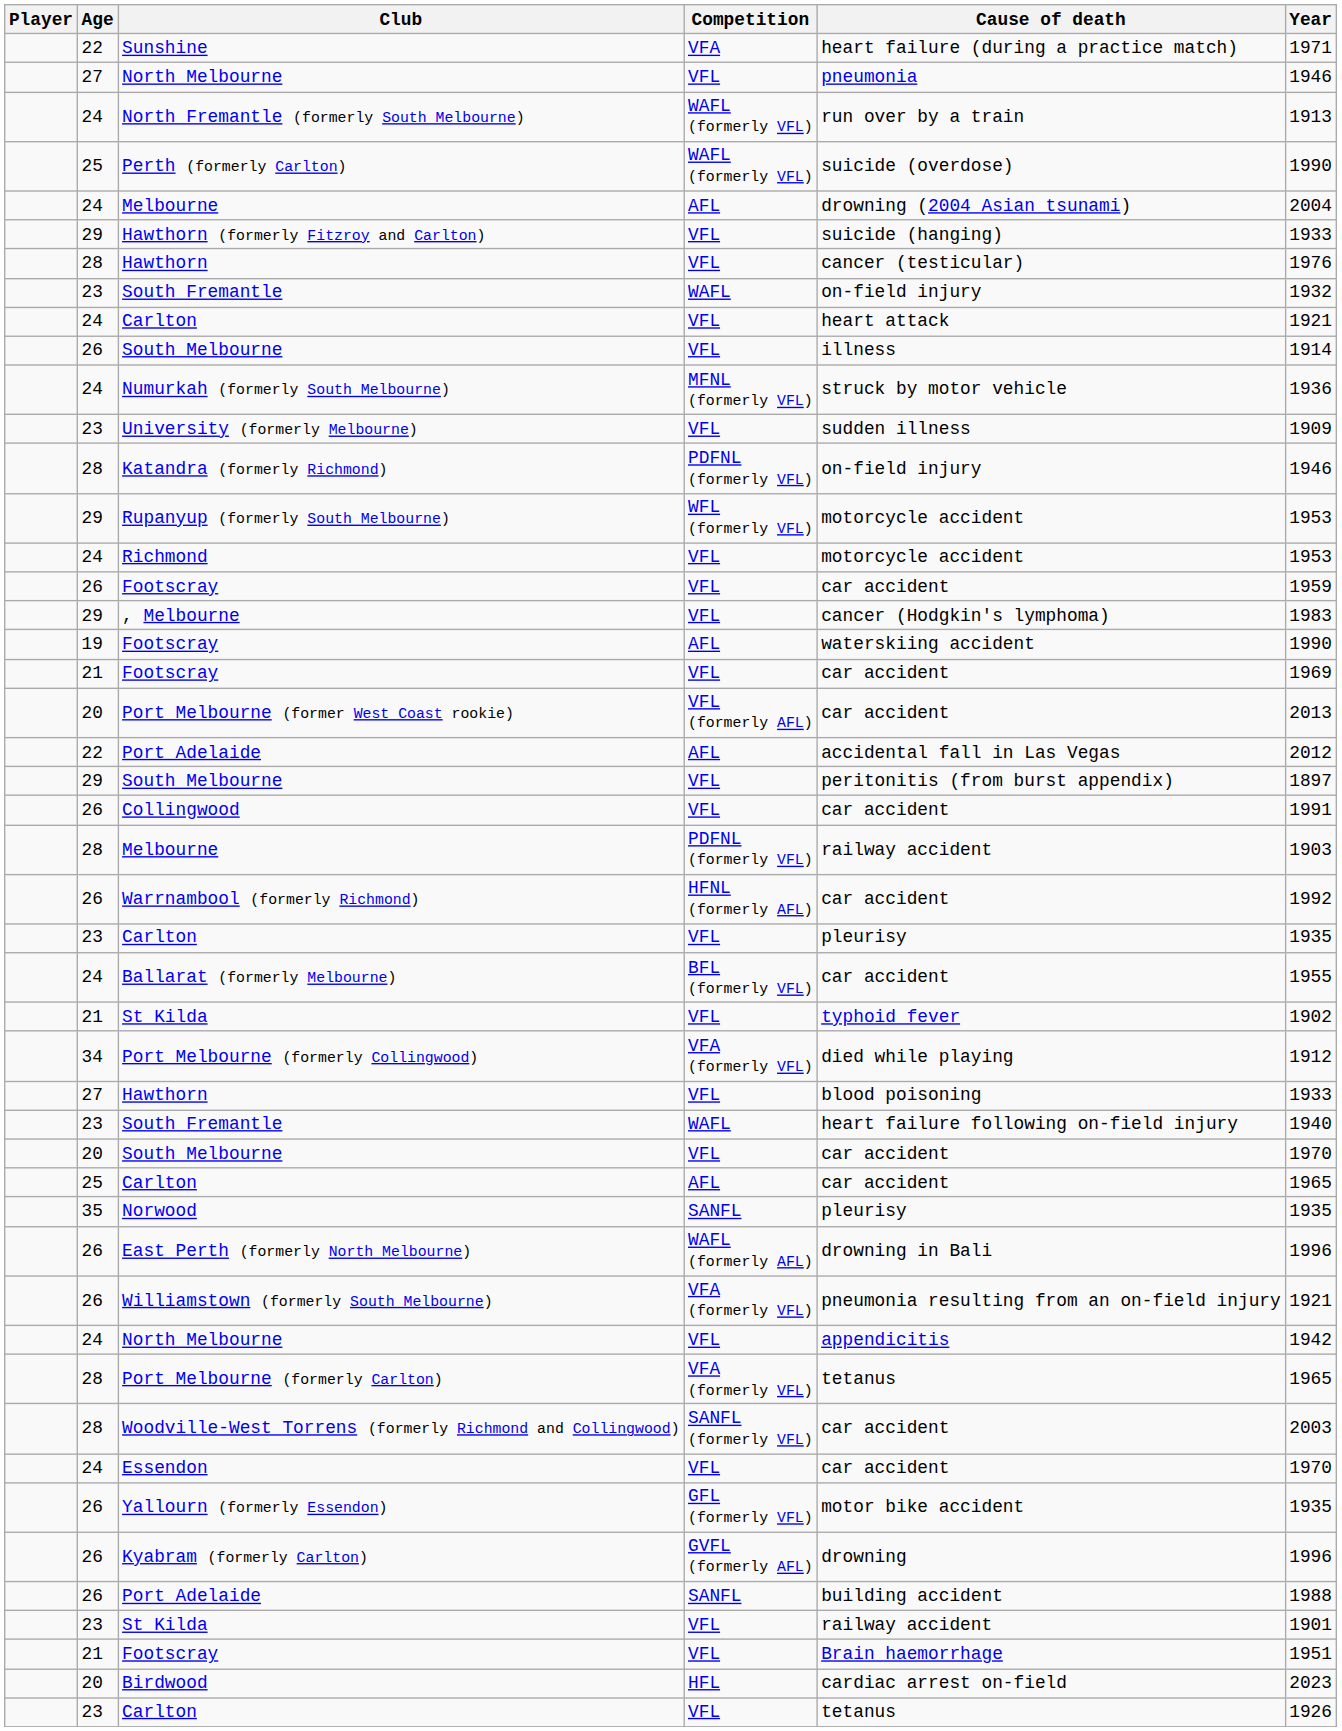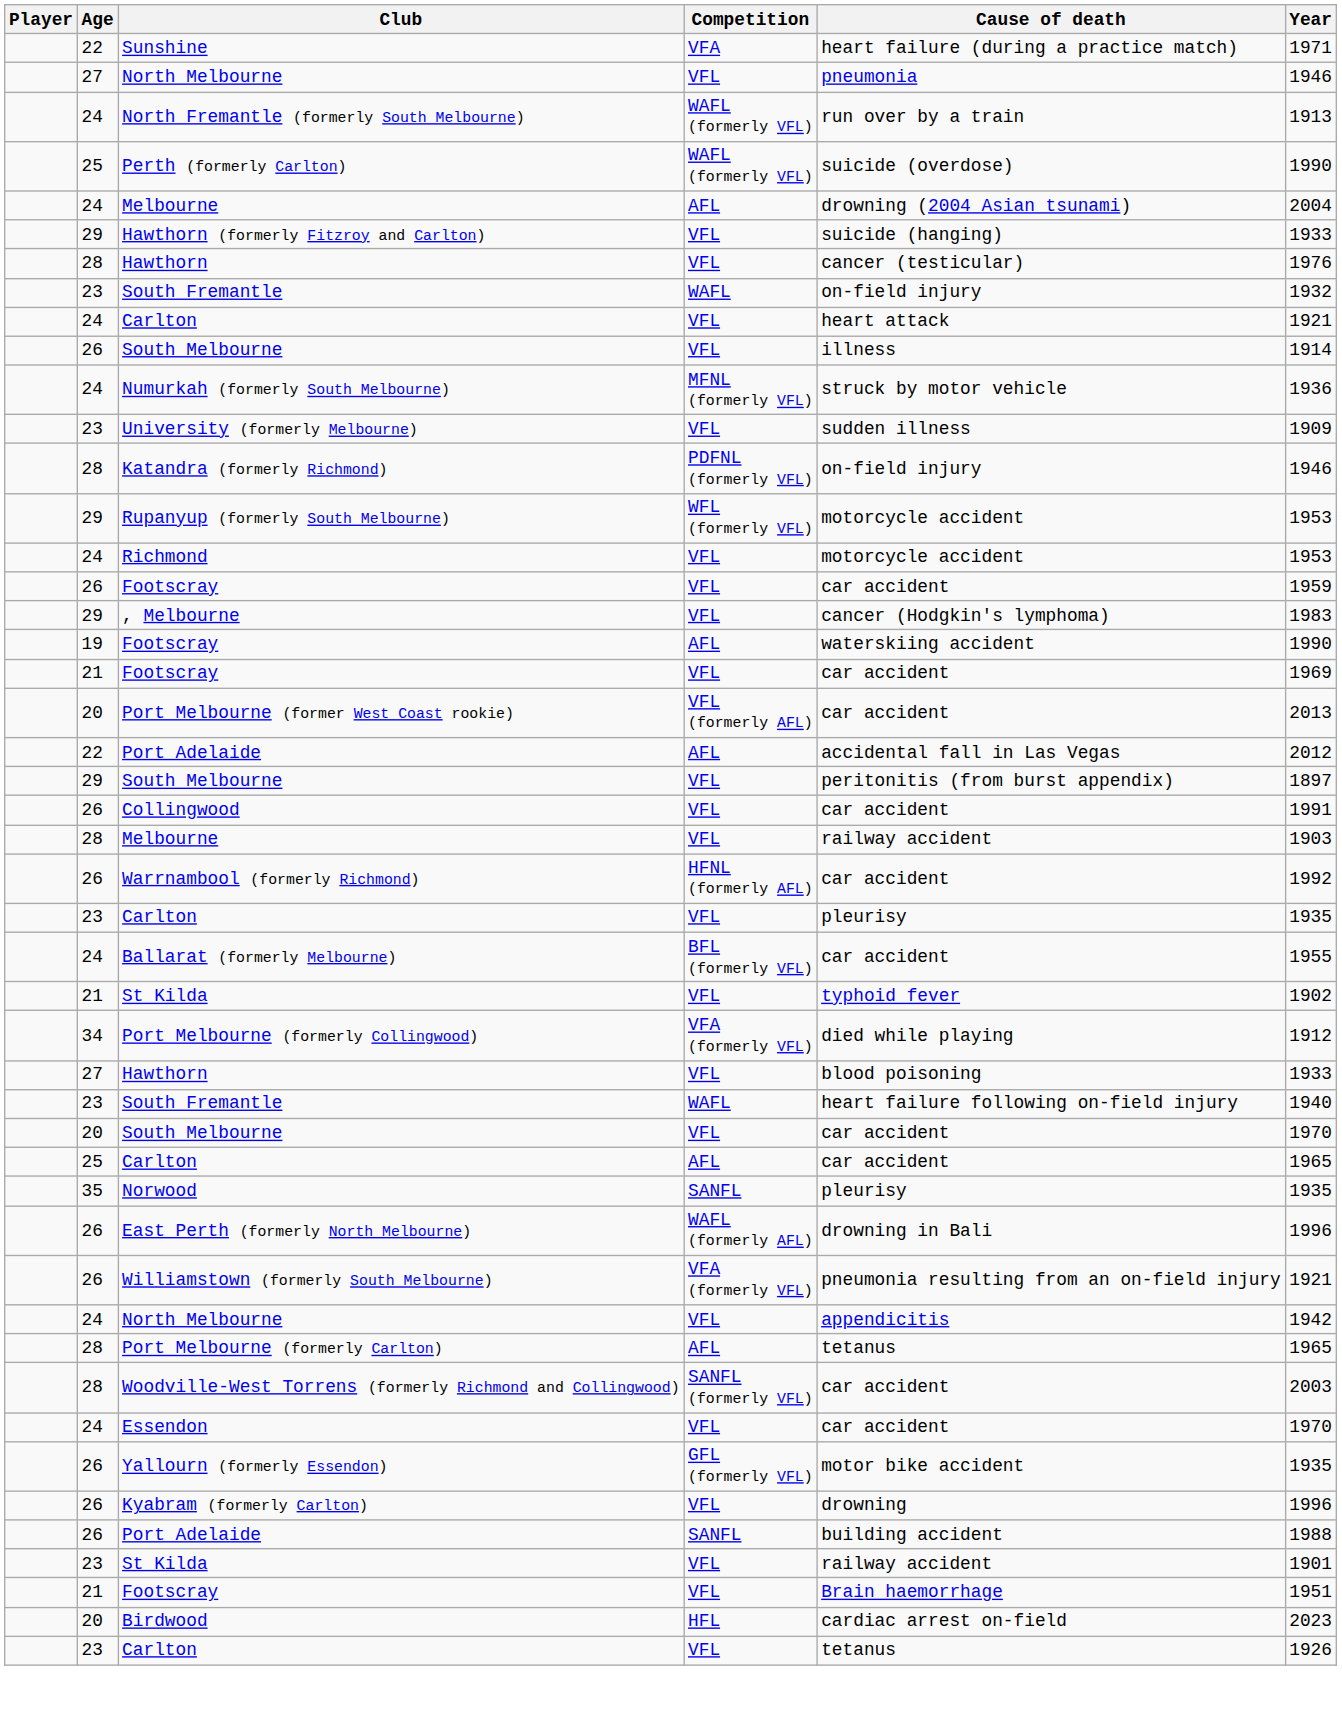(750, 849) PDFNL (formerly VFL) -> (704, 839) VFL
(750, 1378) VFA (formerly VFL) -> (704, 1348) AFL
(750, 1556) GVFL (formerly AFL) -> (704, 1505) VFL
